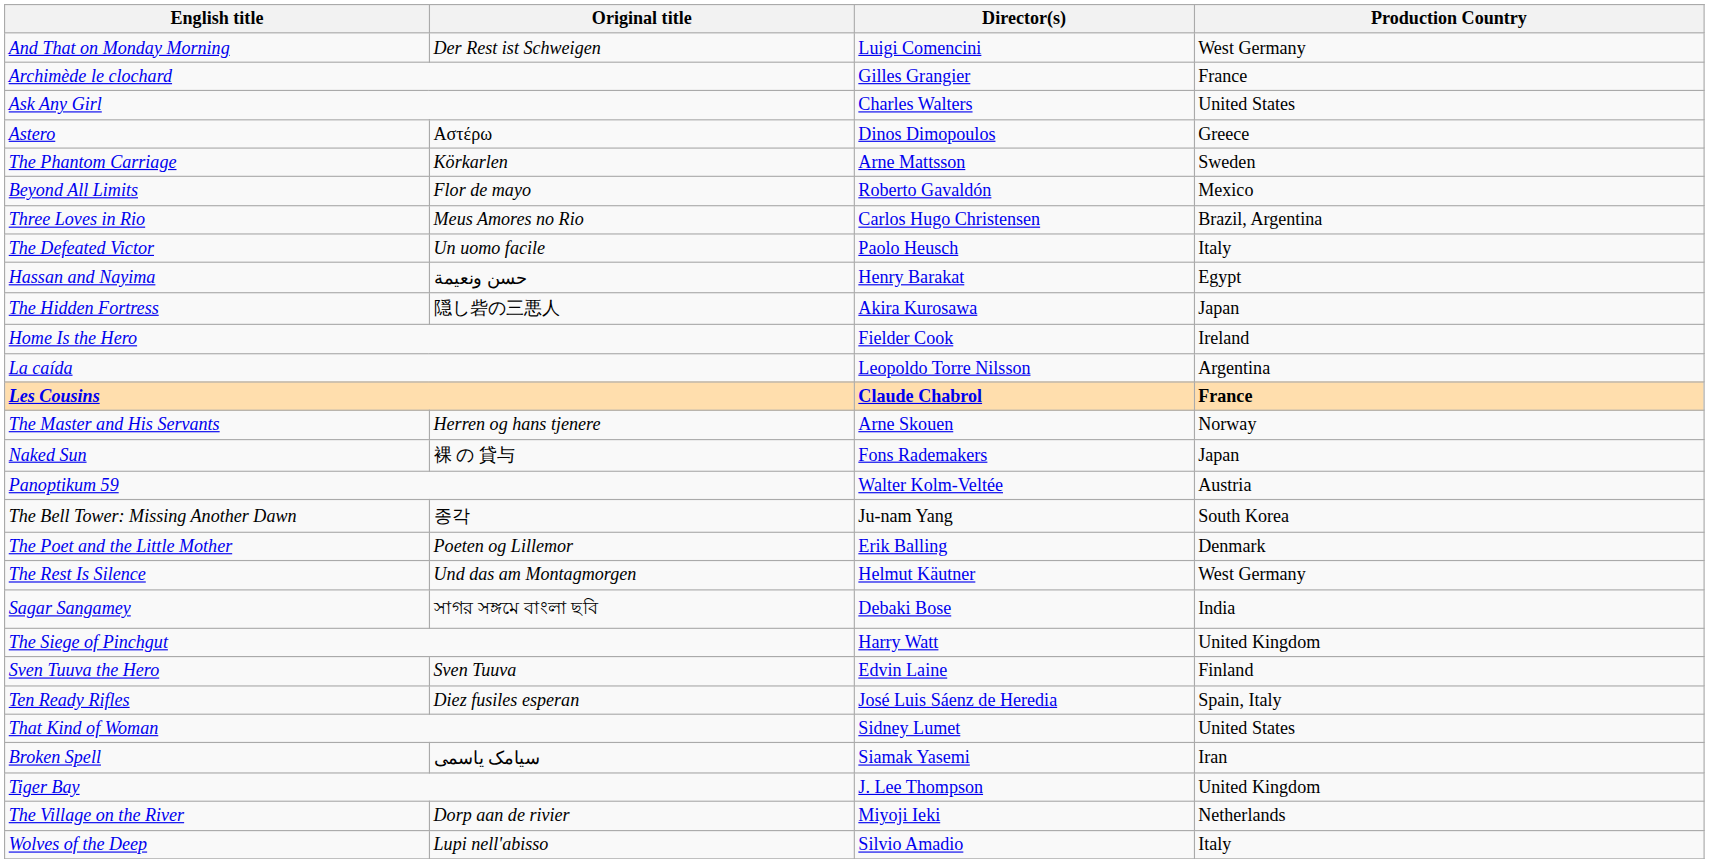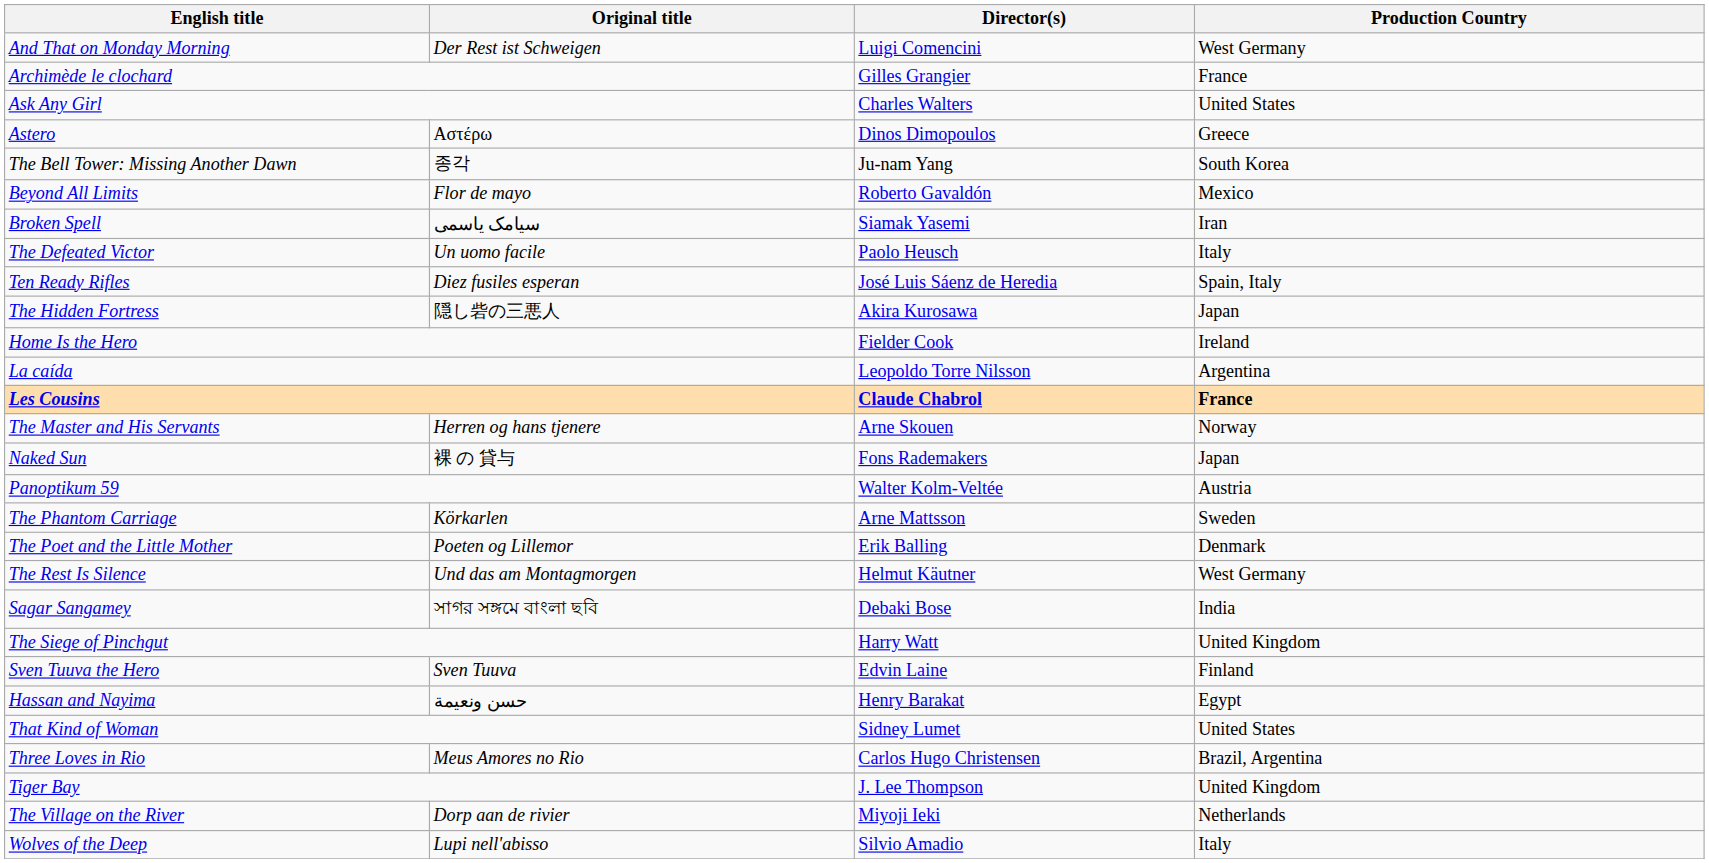rows swapped: (153, 515) <-> (93, 162)
rows swapped: (55, 757) <-> (77, 219)
rows swapped: (82, 277) <-> (69, 699)
